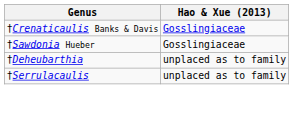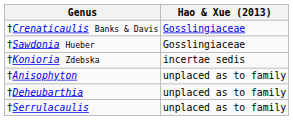+ row: (53, 60)
+ row: (42, 76)
